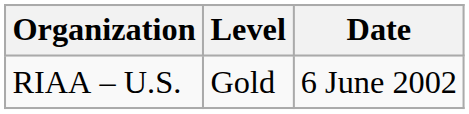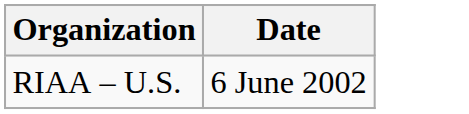- column: (248, 30)
